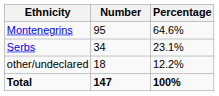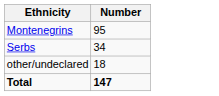- column: (182, 13)
